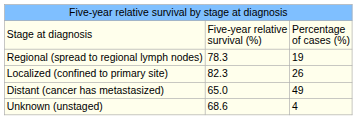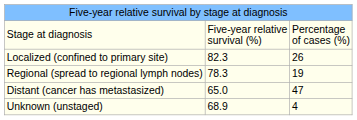rows swapped: (87, 73) <-> (105, 57)
(298, 90) 49 -> (298, 90) 47
(218, 106) 68.6 -> (218, 106) 68.9
